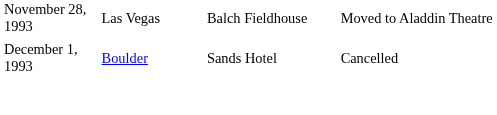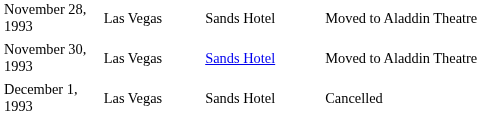(257, 18) Balch Fieldhouse -> (240, 18) Sands Hotel
+ row: (45, 58)
(125, 58) Boulder -> (133, 98) Las Vegas
